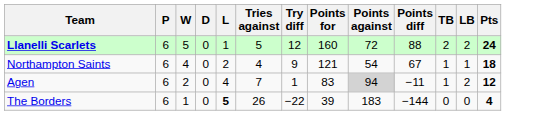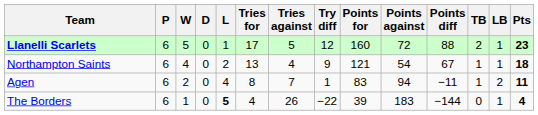+ column: (252, 20)
(467, 45) 2 -> (500, 45) 1
(489, 45) 24 -> (522, 45) 23
(371, 82) lightgrey background -> (404, 82) no background
(489, 82) 12 -> (522, 82) 11
(467, 100) 0 -> (500, 100) 1
